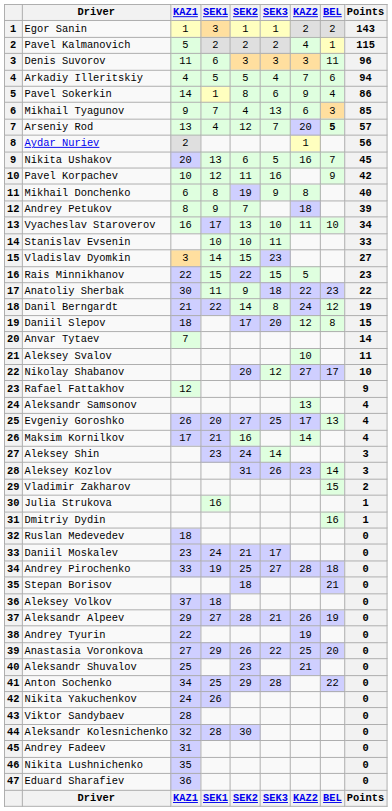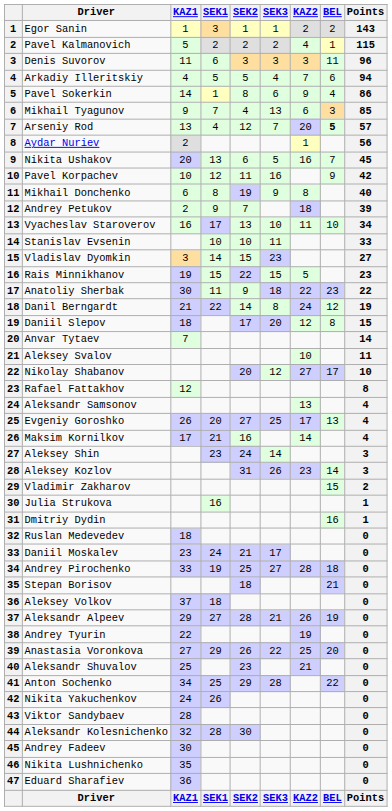(185, 209) 8 -> (185, 209) 2
(185, 274) 22 -> (185, 274) 19
(366, 389) 9 -> (366, 389) 8
(185, 749) 31 -> (185, 749) 30
